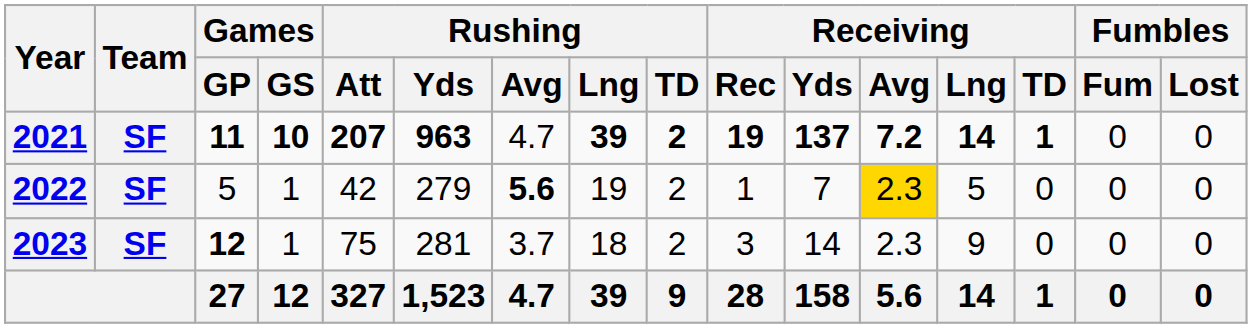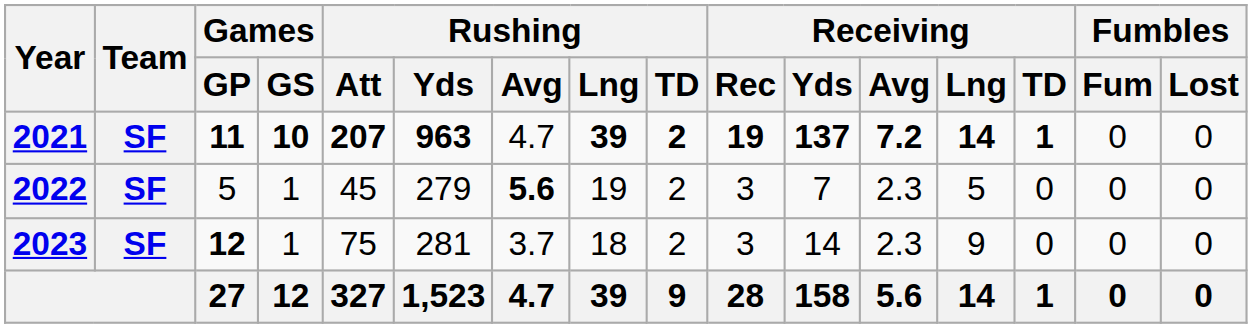(358, 190) 42 -> (358, 190) 45
(745, 190) 1 -> (745, 190) 3
(899, 190) gold background -> (899, 190) no background
